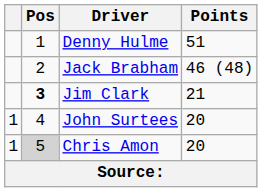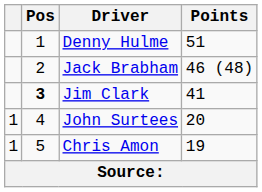(195, 96) 21 -> (195, 96) 41
(40, 148) lightgrey background -> (40, 148) no background
(195, 148) 20 -> (195, 148) 19
